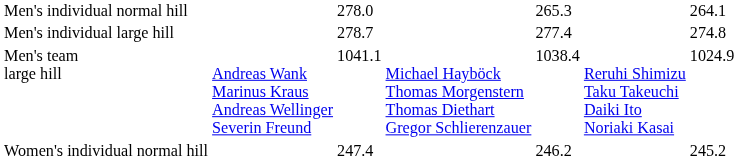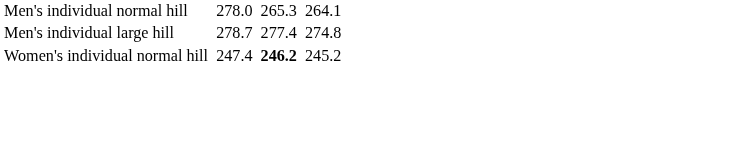- row: (41, 64)
(554, 150) normal -> (279, 55) bold
